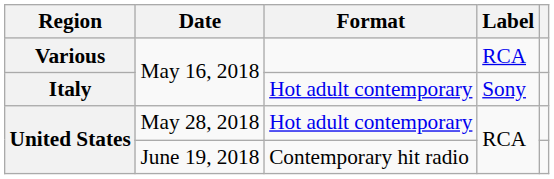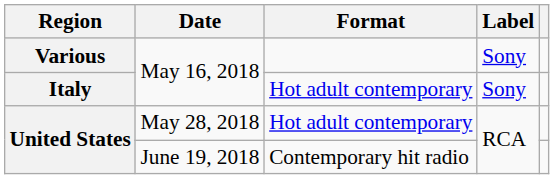(504, 55) RCA -> (504, 55) Sony
